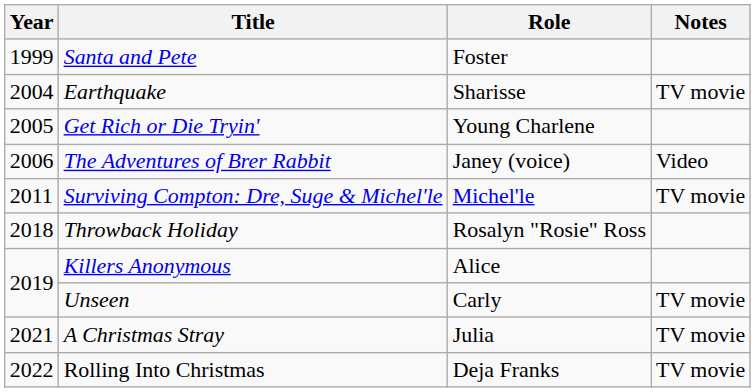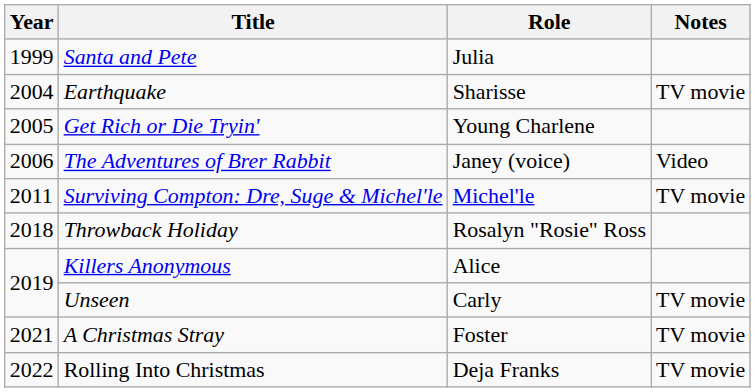(480, 56) Foster -> (473, 56) Julia
(473, 334) Julia -> (480, 334) Foster
